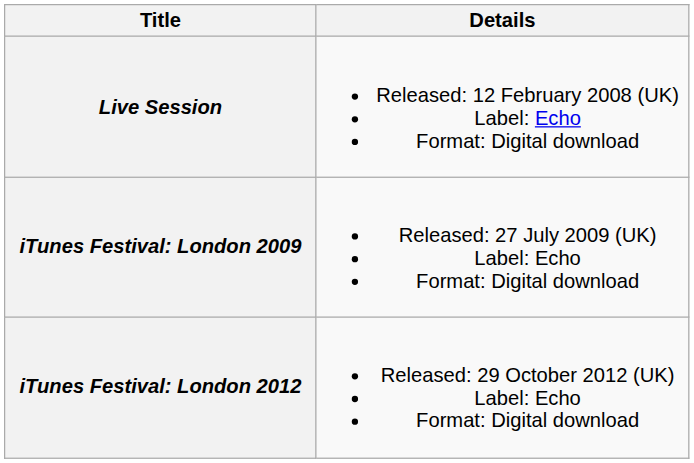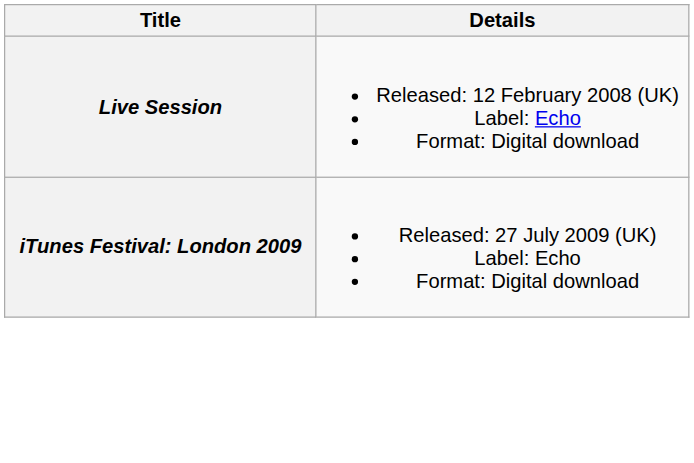- row: (160, 387)
